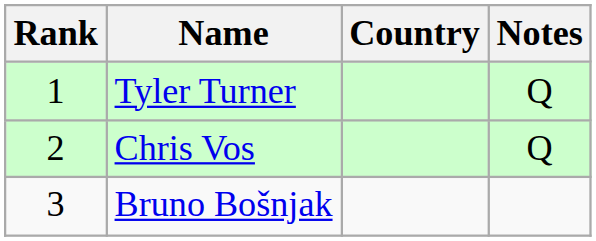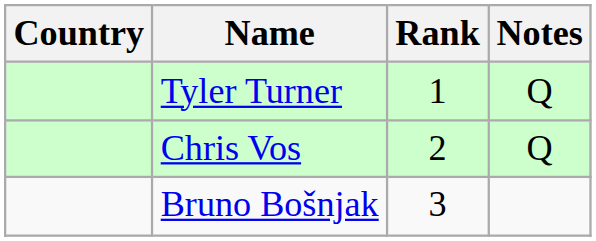columns swapped: (56, 33) <-> (415, 33)
